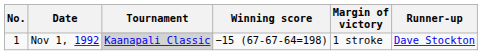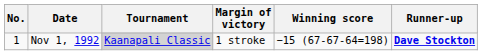columns swapped: (272, 19) <-> (361, 19)
(435, 42) normal -> (435, 42) bold
